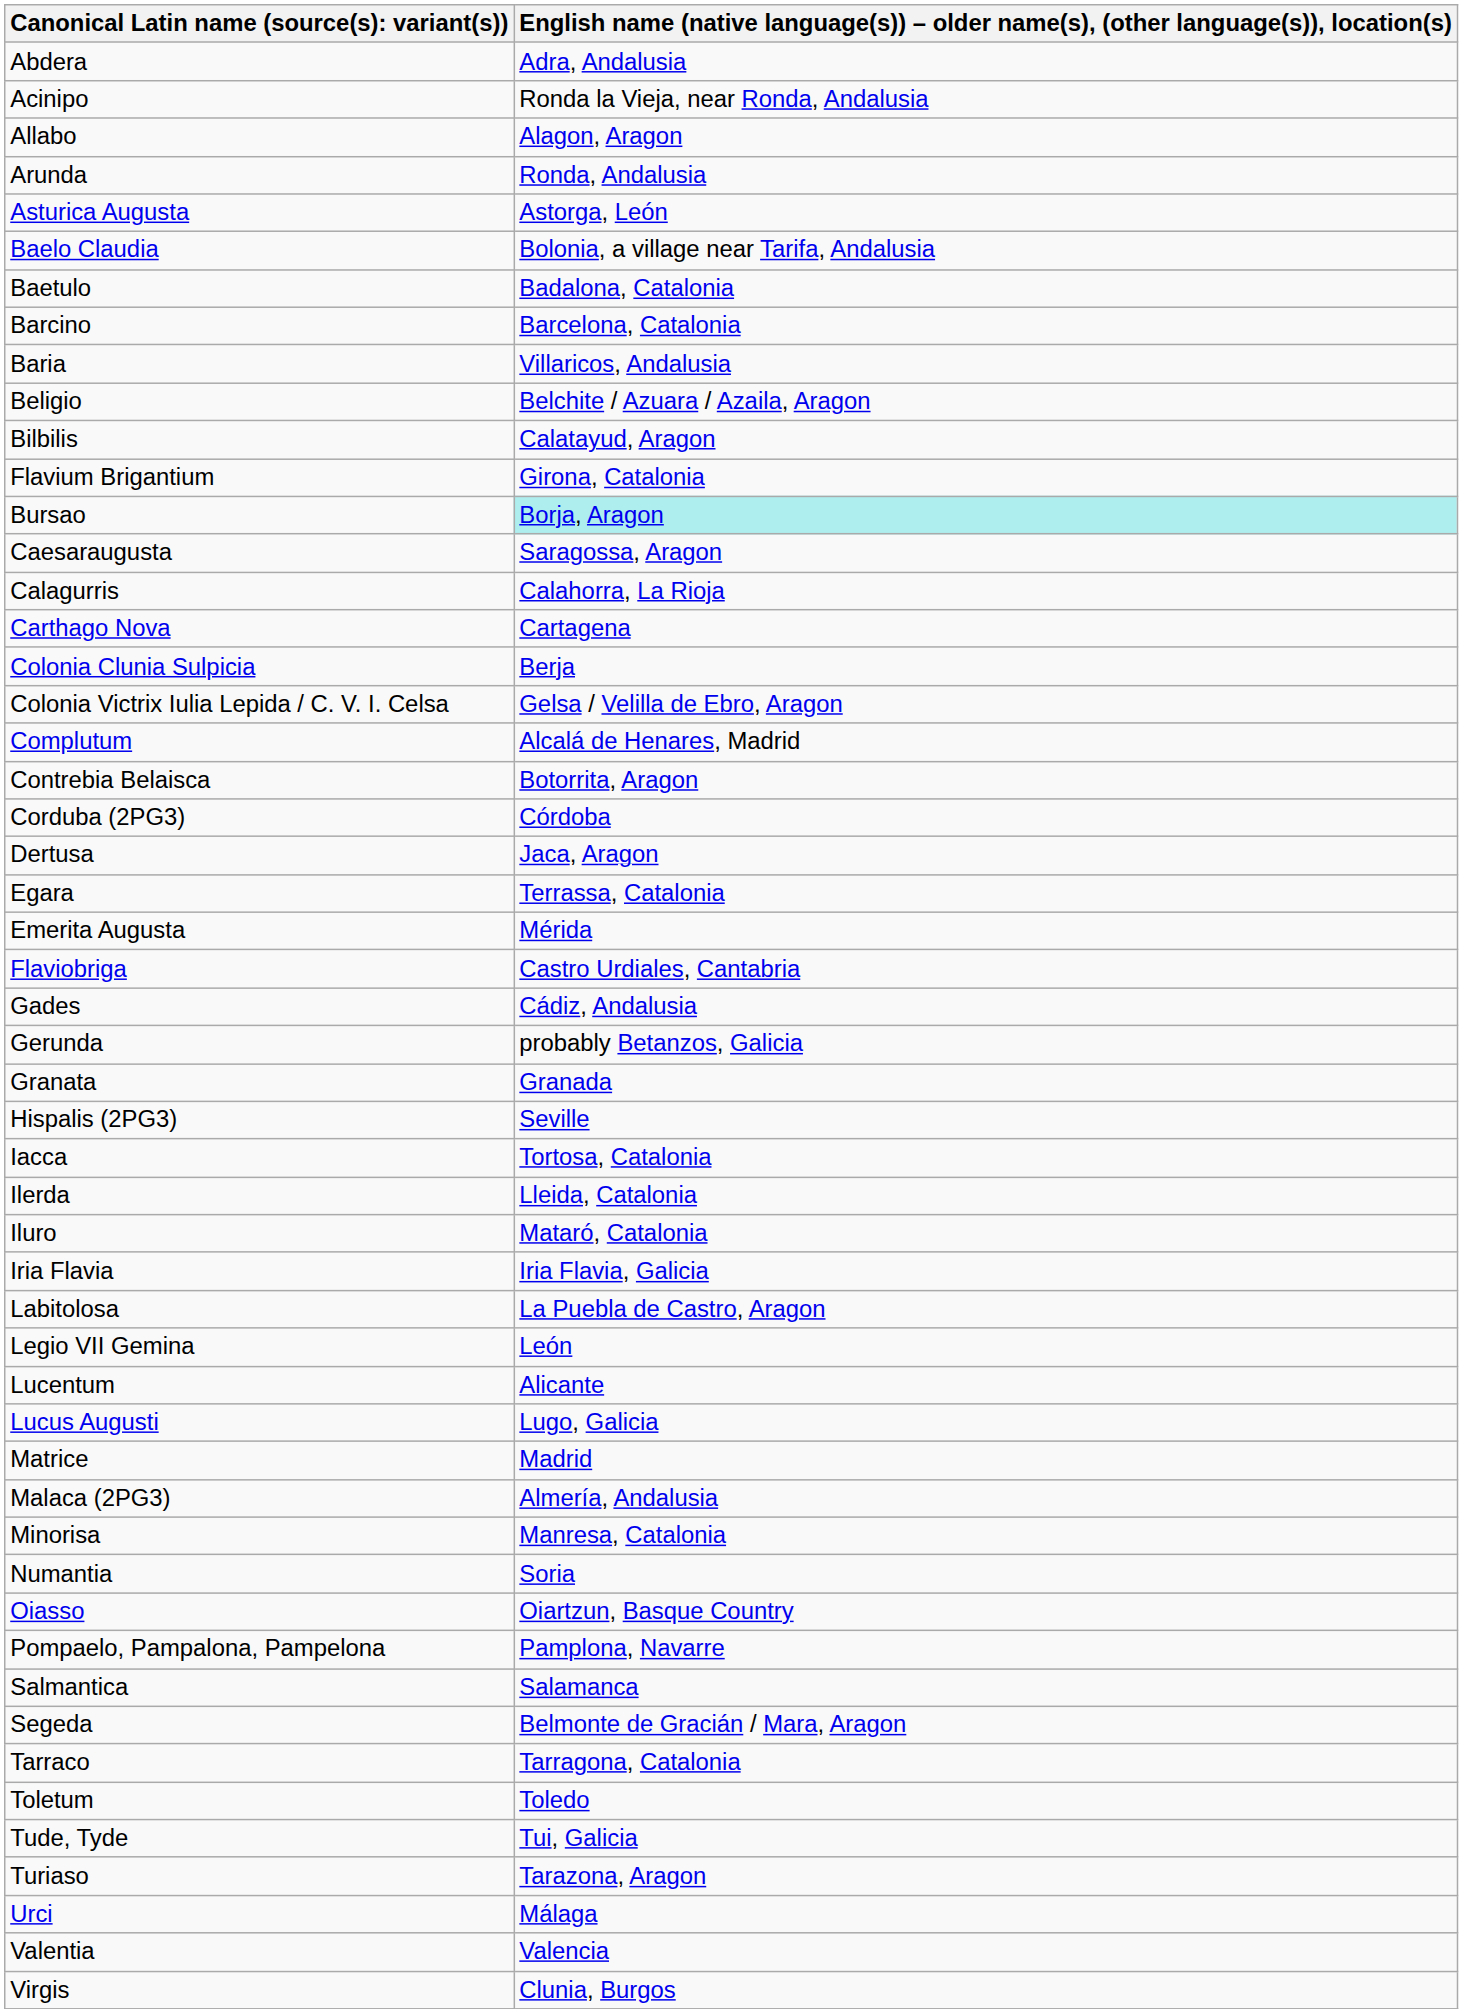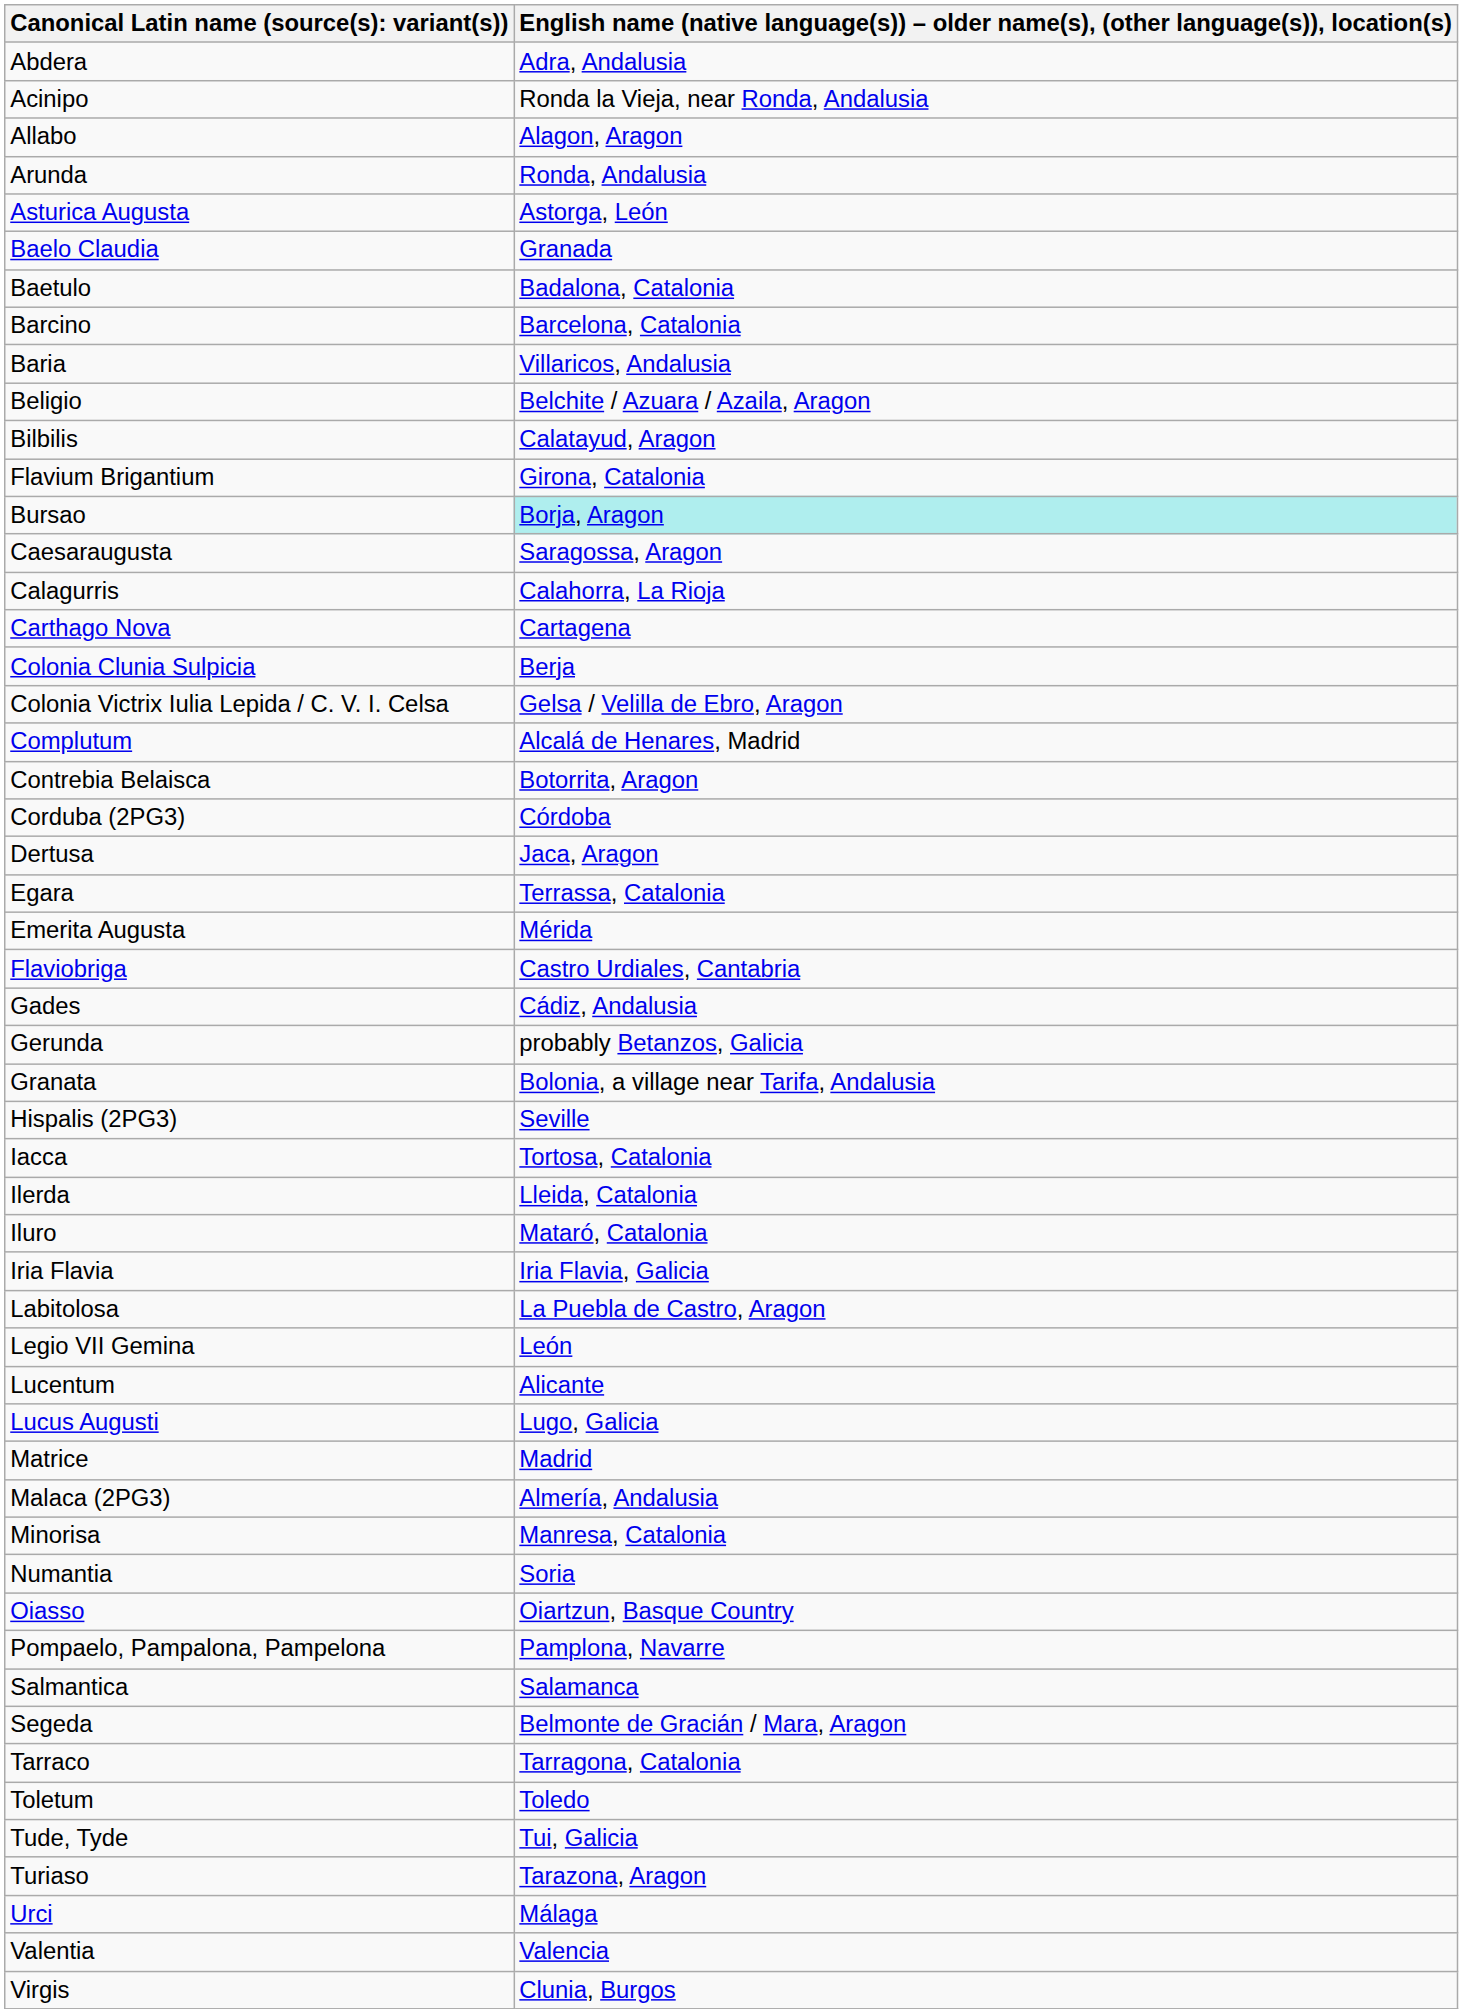(727, 250) Bolonia, a village near Tarifa, Andalusia -> (566, 250) Granada
(566, 1082) Granada -> (727, 1082) Bolonia, a village near Tarifa, Andalusia
